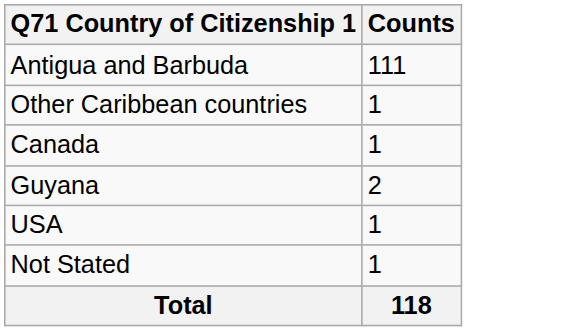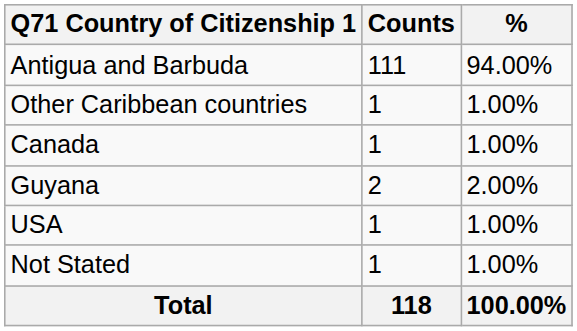+ column: (516, 24)
